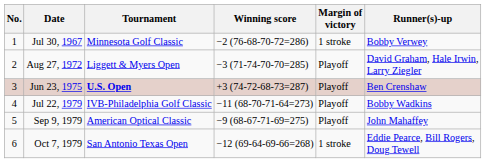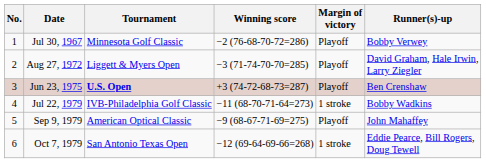(335, 41) 1 stroke -> (333, 41) Playoff
(333, 104) Playoff -> (335, 104) 1 stroke
